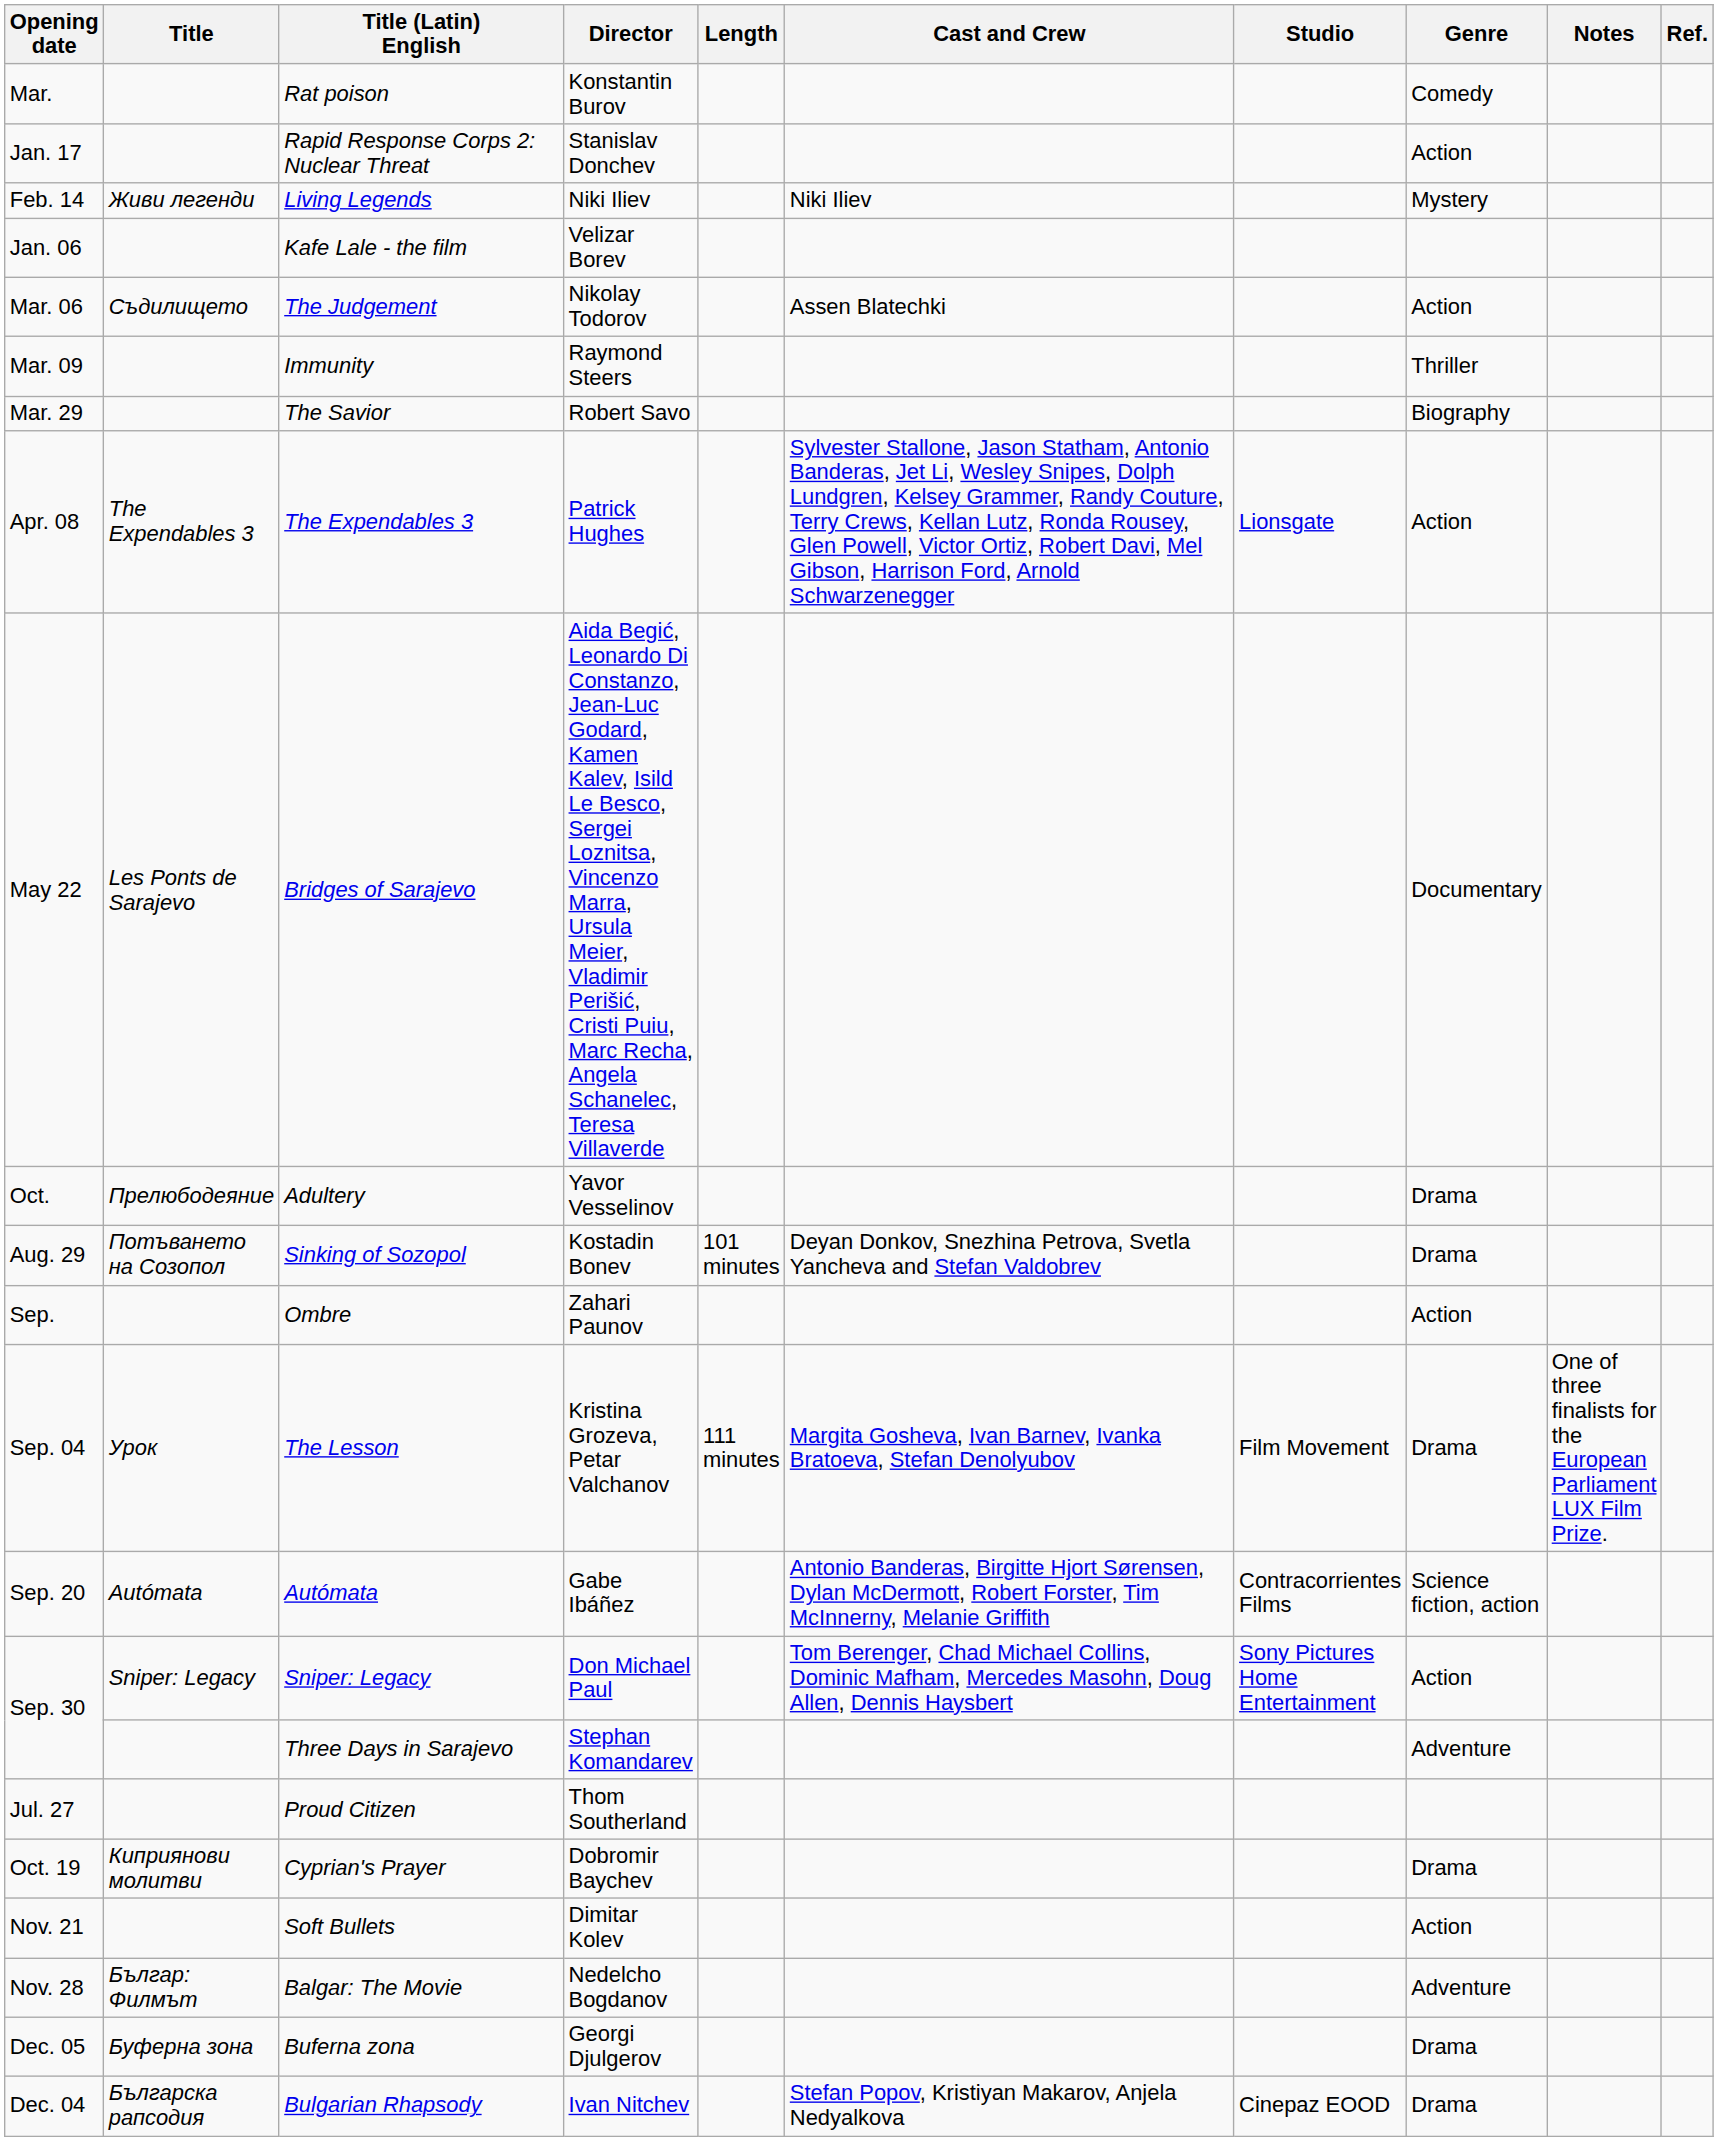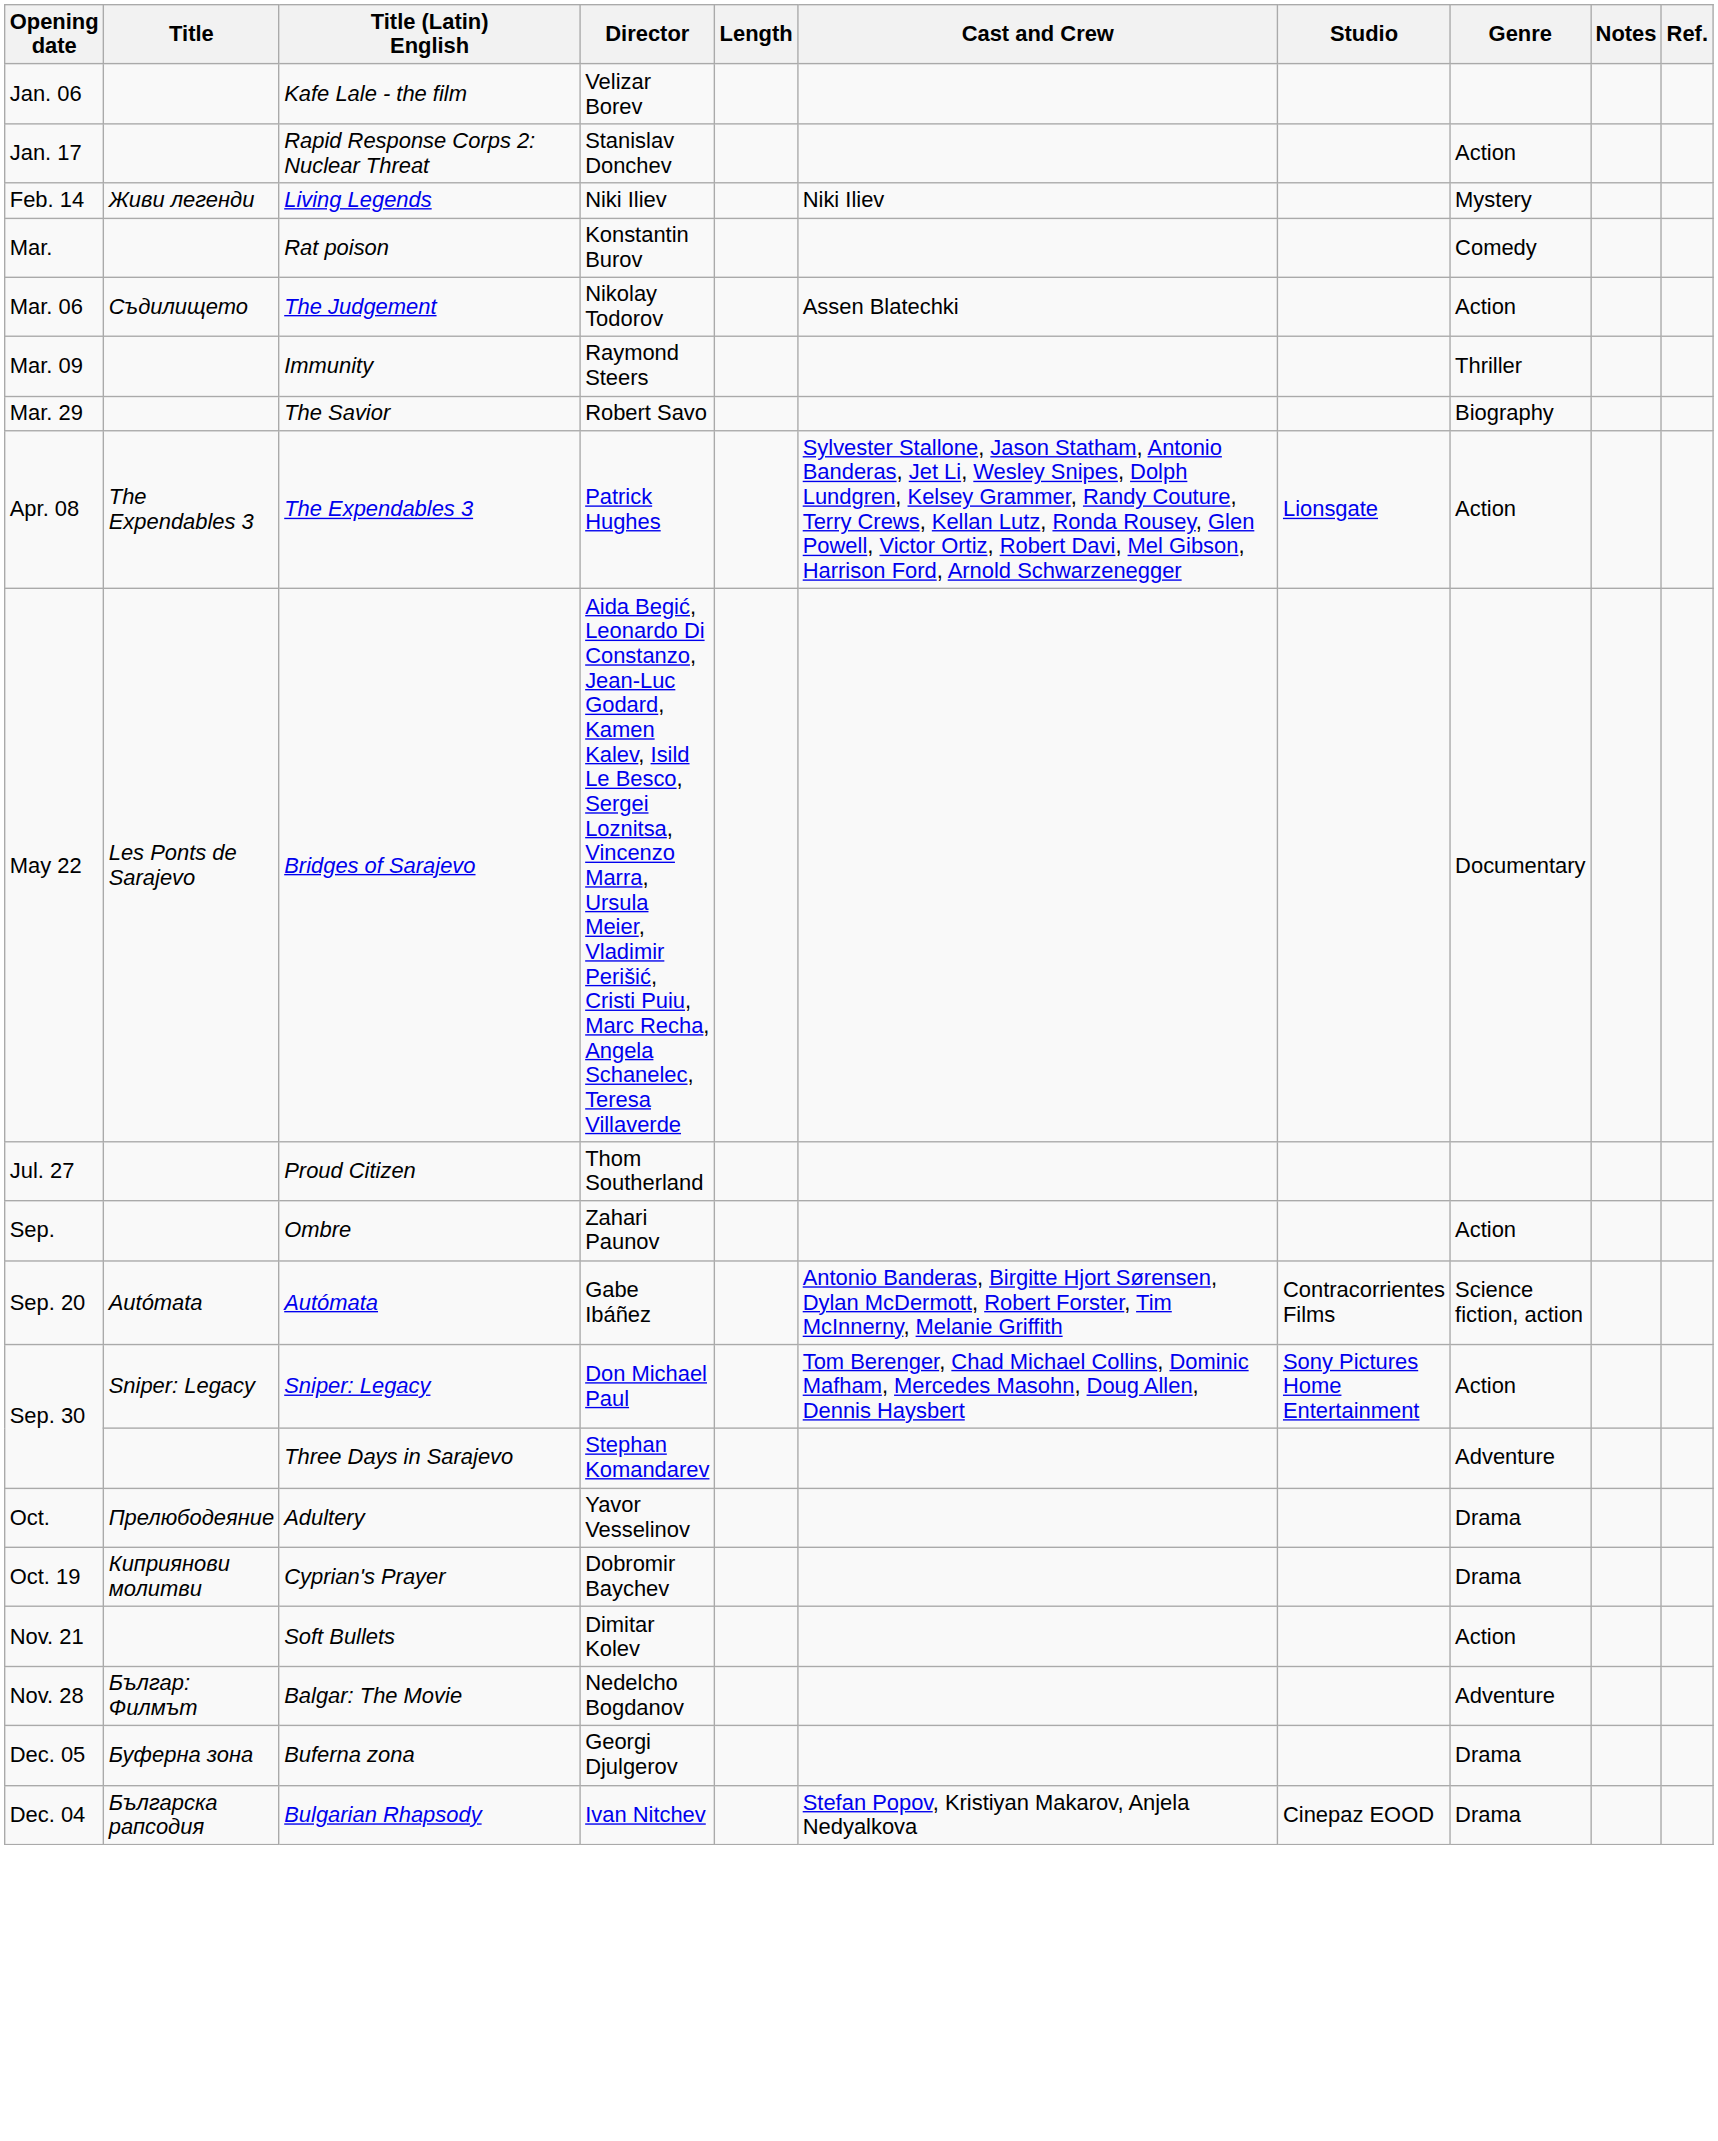rows swapped: (376, 247) <-> (337, 93)
rows swapped: (350, 1808) <-> (324, 1195)
- row: (375, 1255)
- row: (341, 1447)
